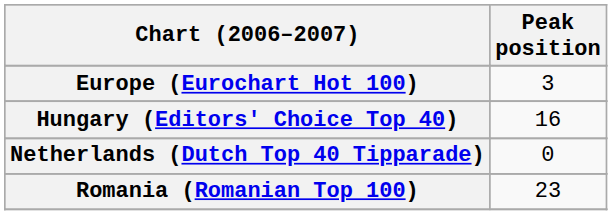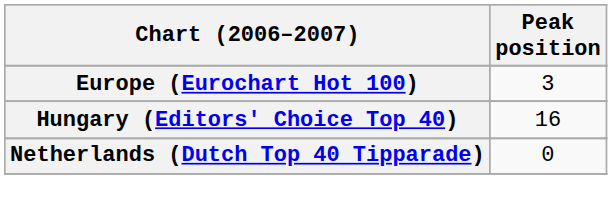- row: (247, 191)
